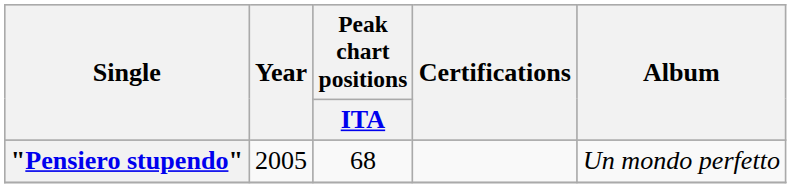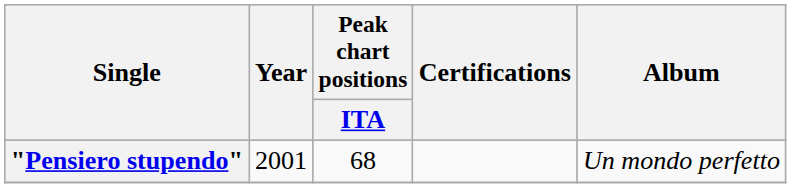(281, 160) 2005 -> (281, 160) 2001
